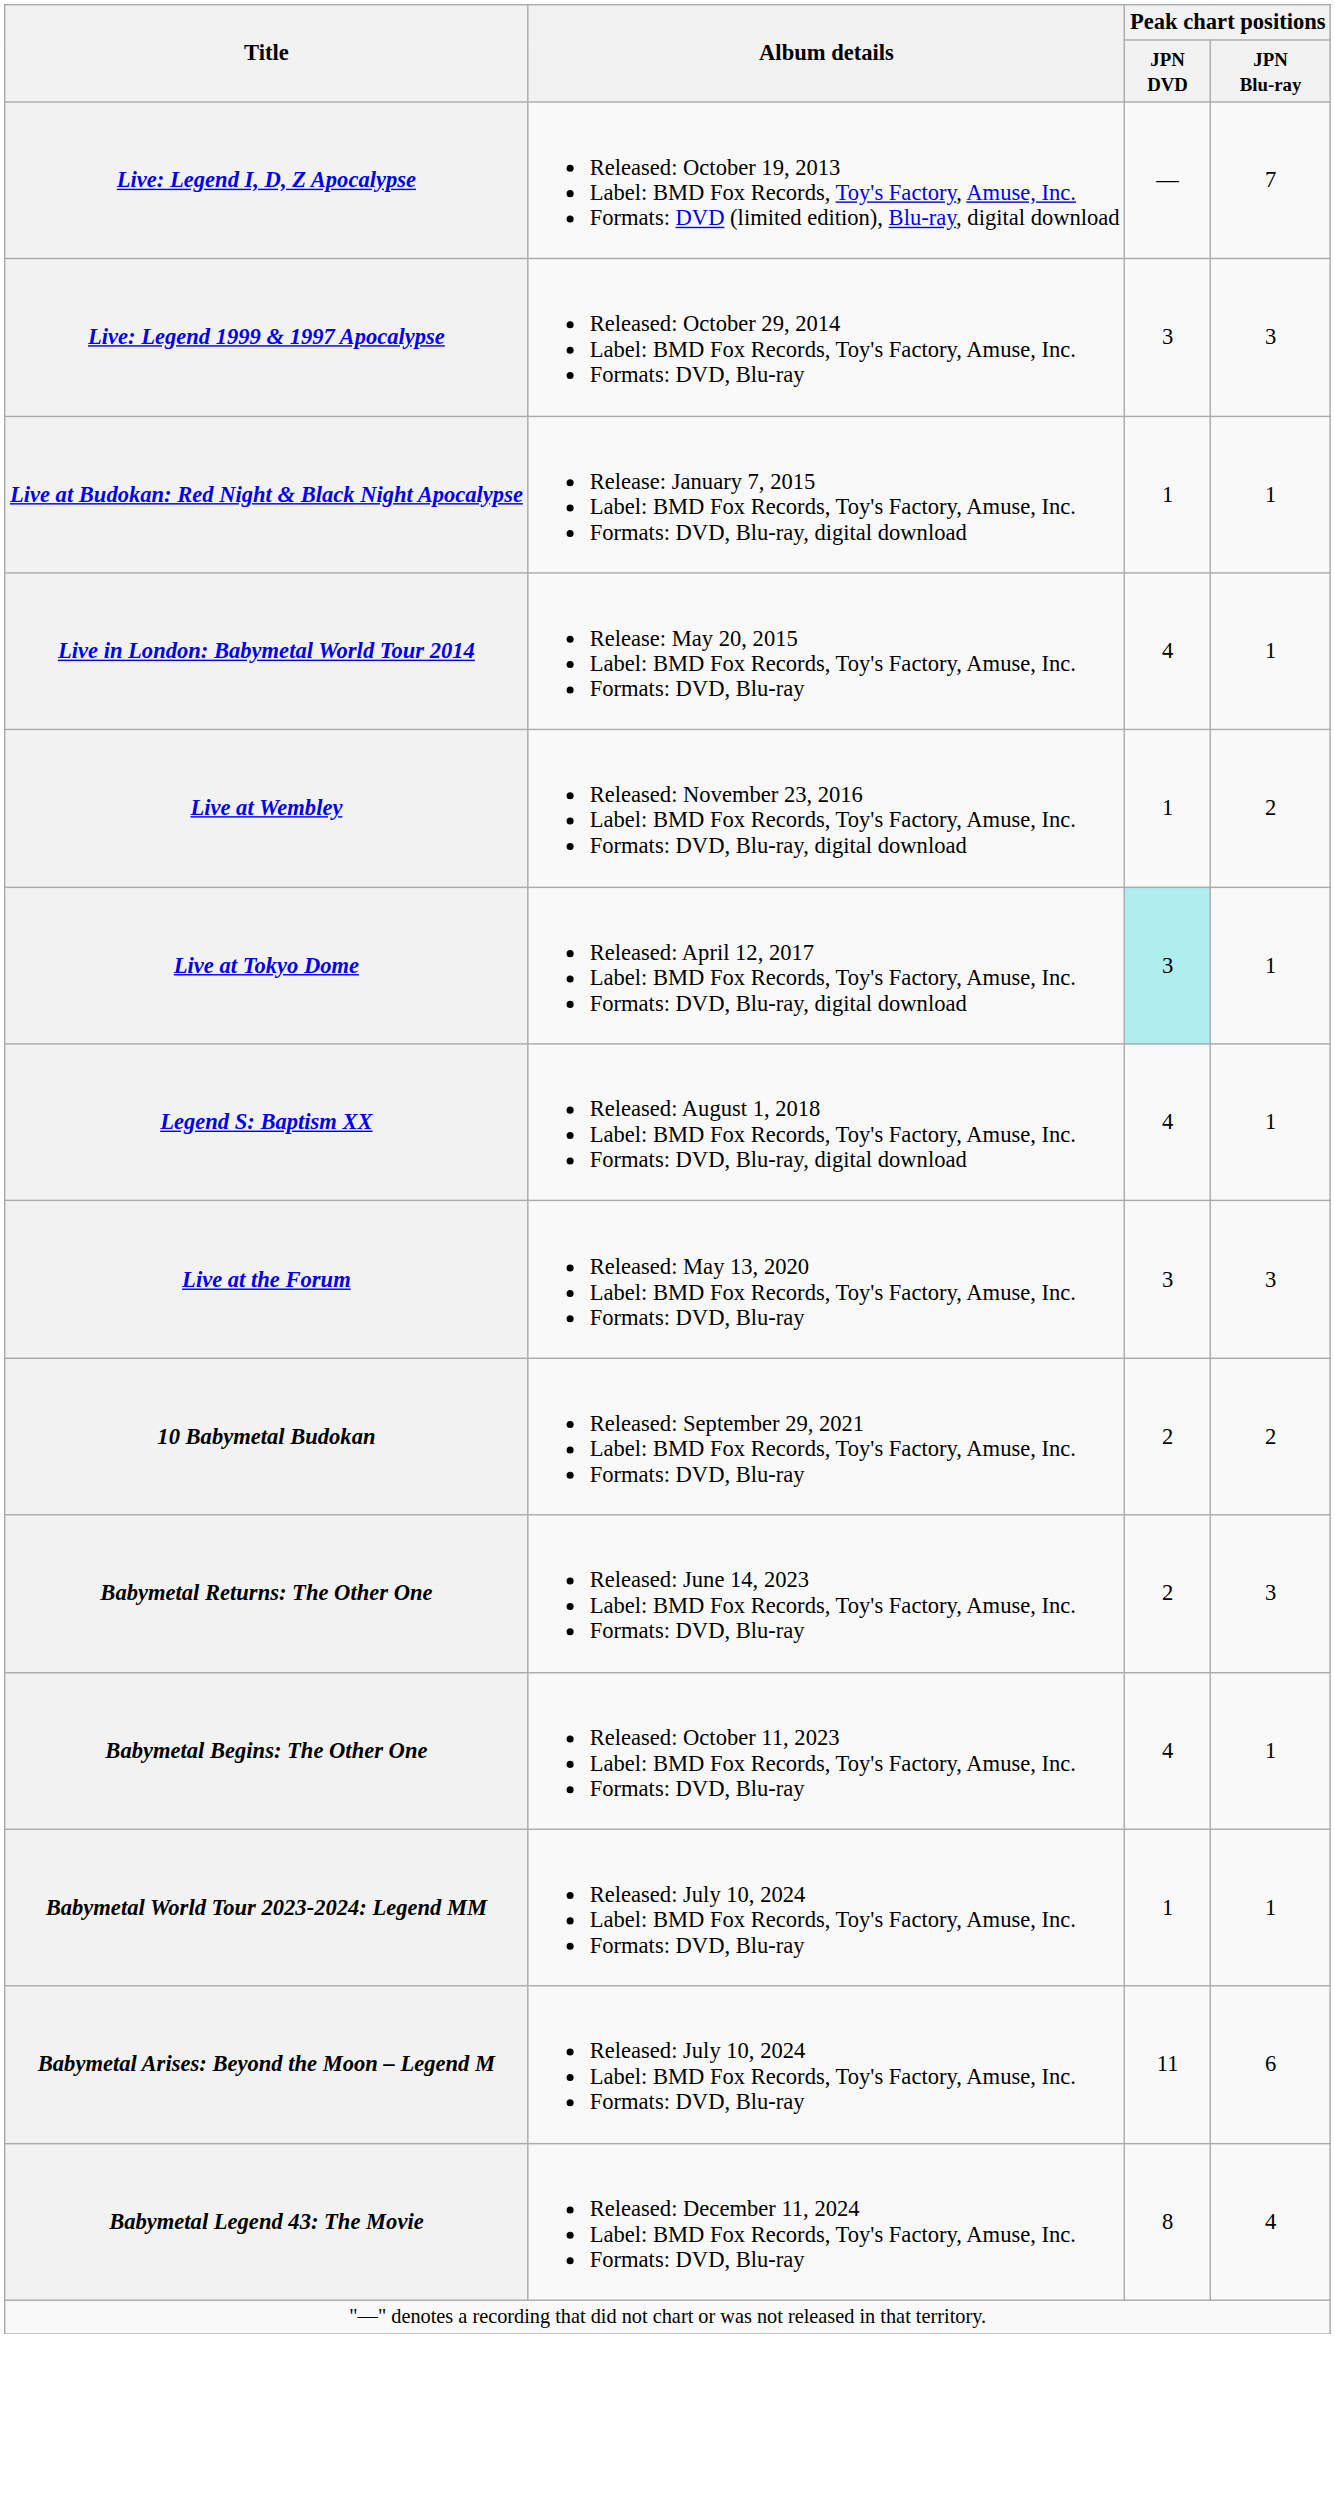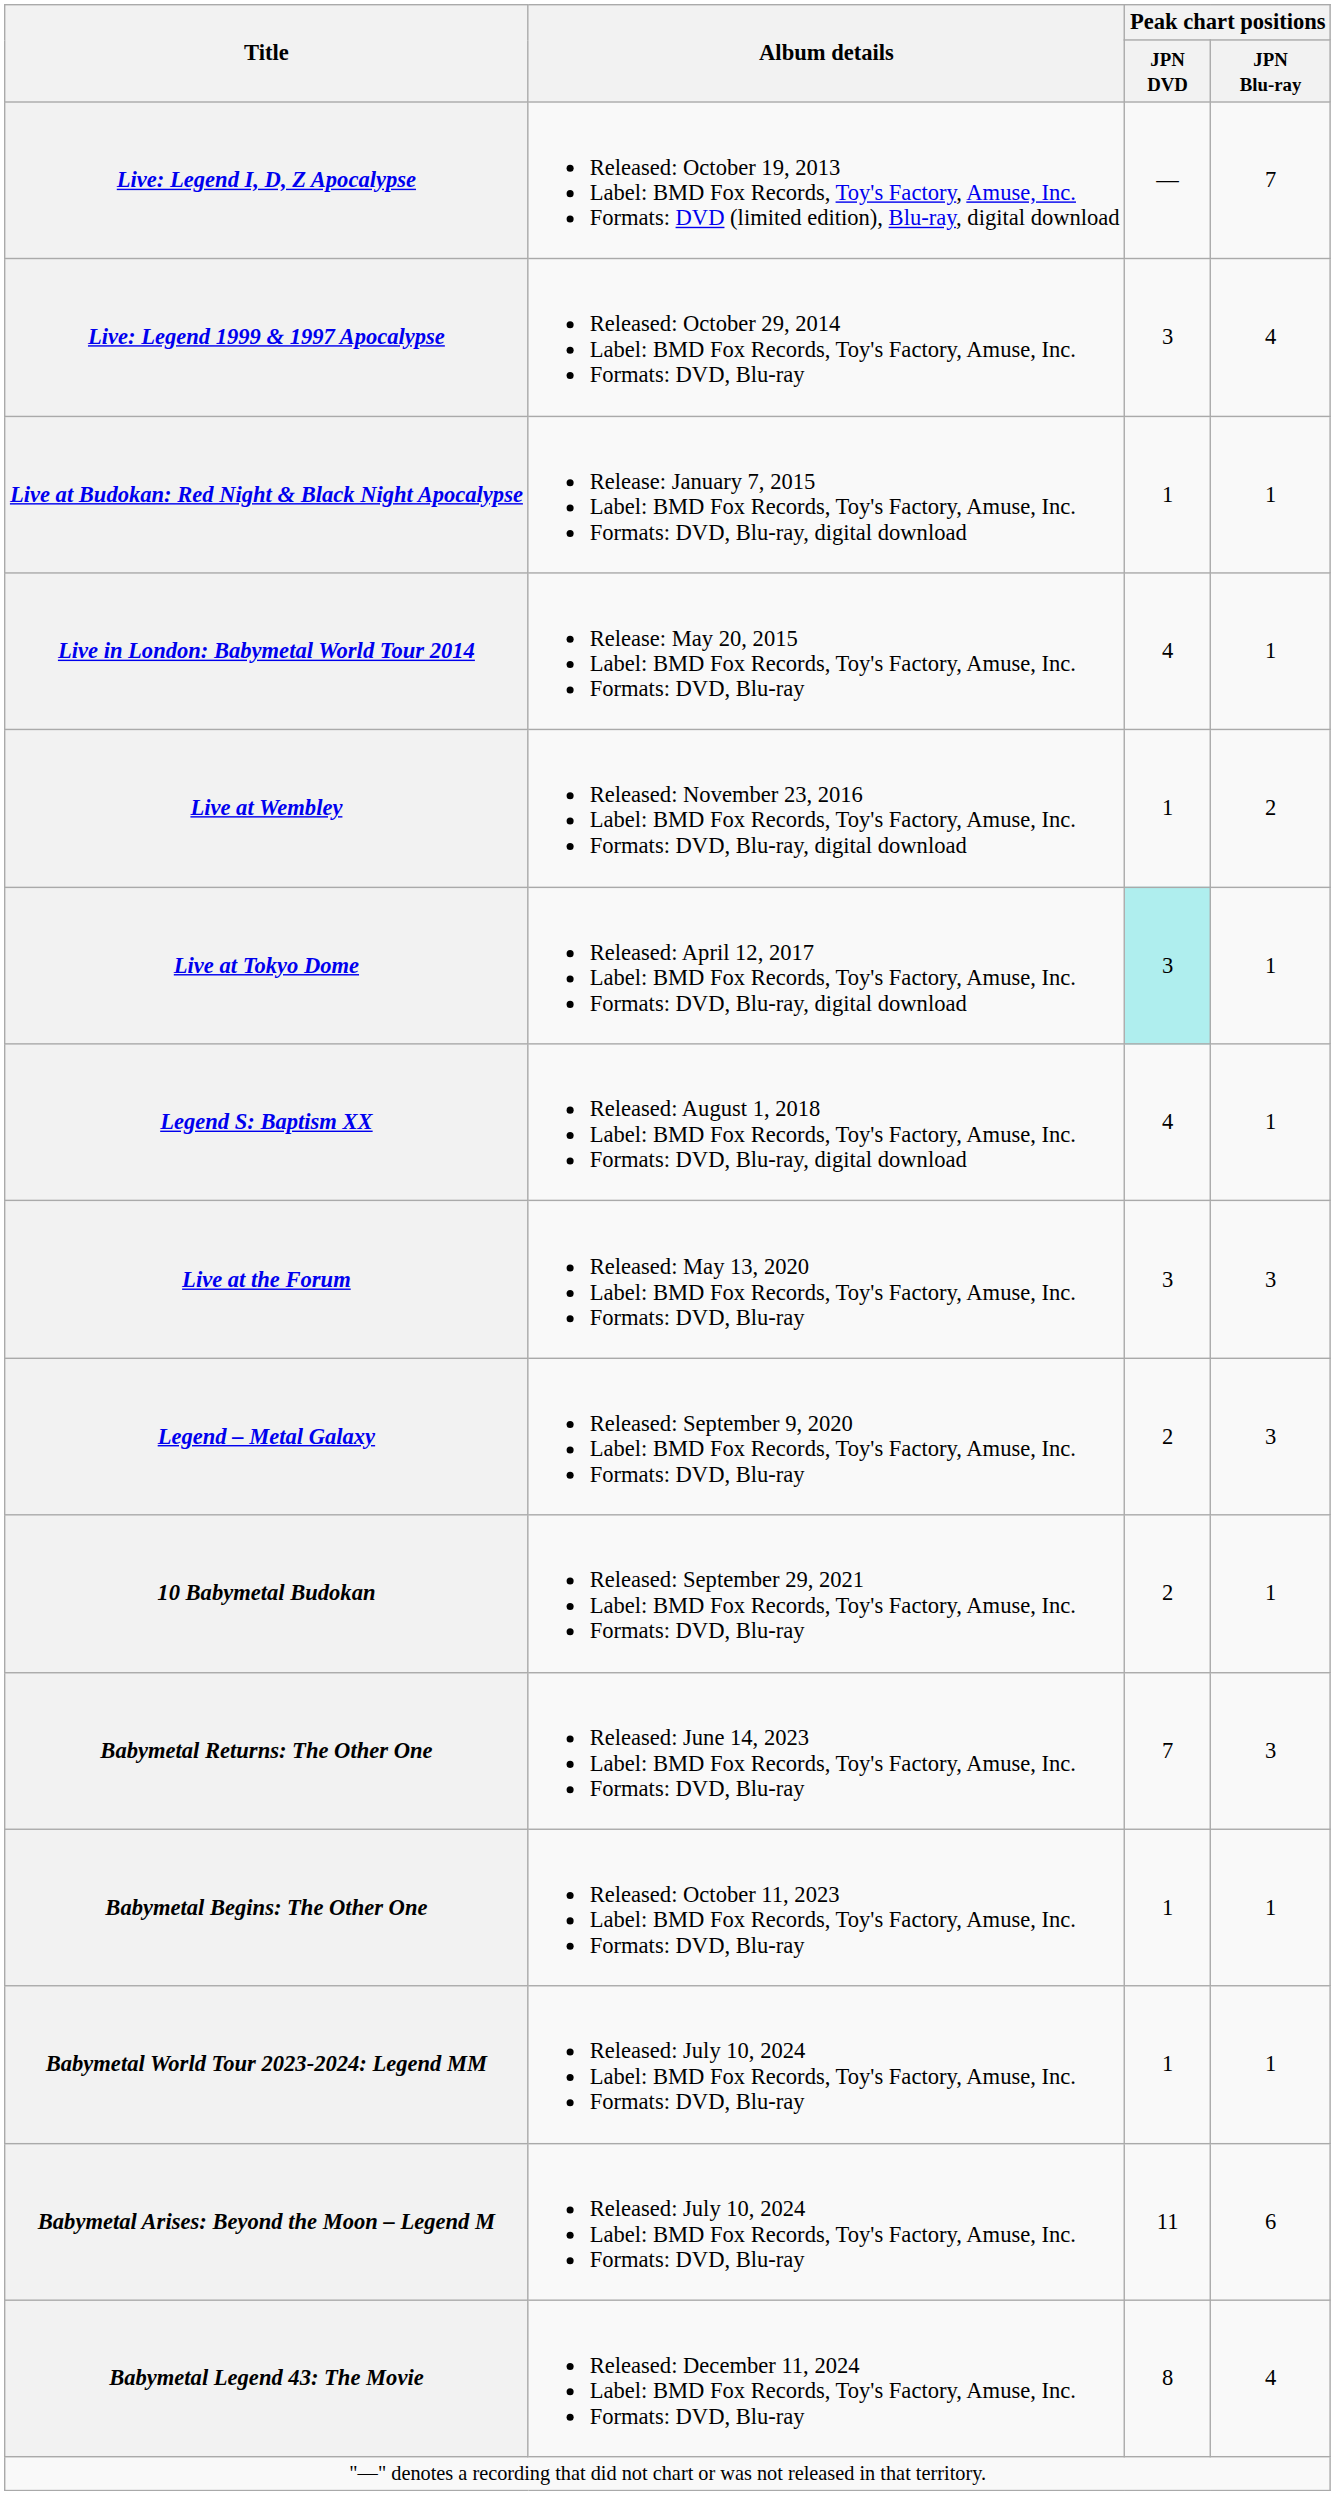(1271, 336) 3 -> (1271, 336) 4
+ row: (266, 1436)
(1271, 1436) 2 -> (1271, 1593) 1
(1168, 1593) 2 -> (1168, 1750) 7
(1168, 1750) 4 -> (1168, 1907) 1
